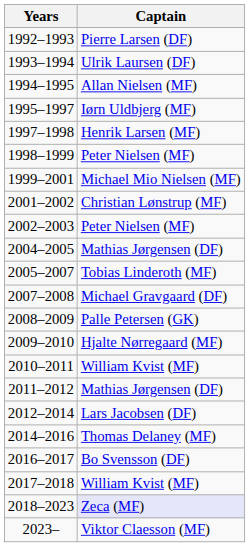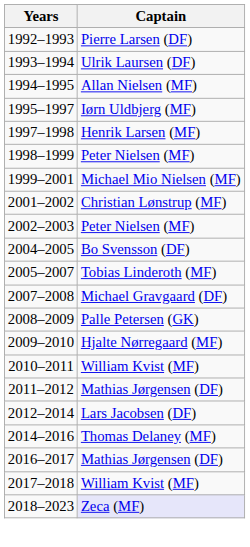(152, 249) Mathias Jørgensen (DF) -> (135, 249) Bo Svensson (DF)
(135, 459) Bo Svensson (DF) -> (152, 459) Mathias Jørgensen (DF)
- row: (41, 529)
